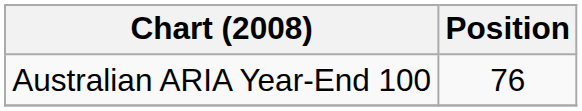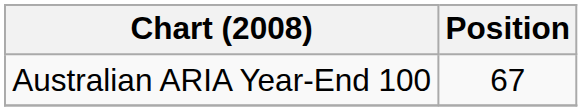(508, 79) 76 -> (508, 79) 67
